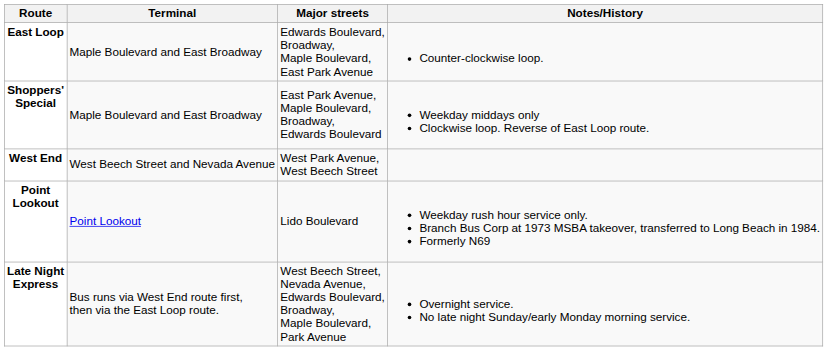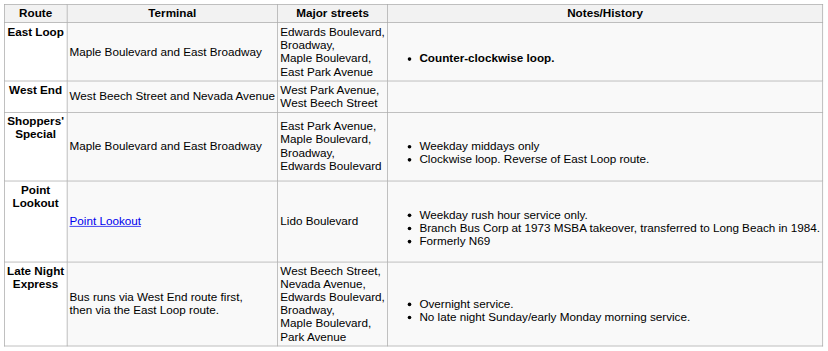(605, 58) normal -> (605, 58) bold
rows swapped: (36, 158) <-> (36, 97)
